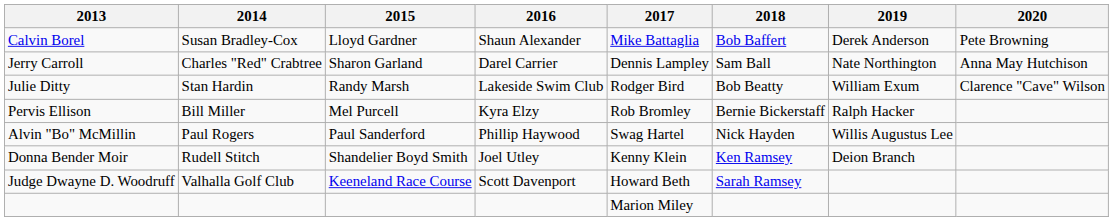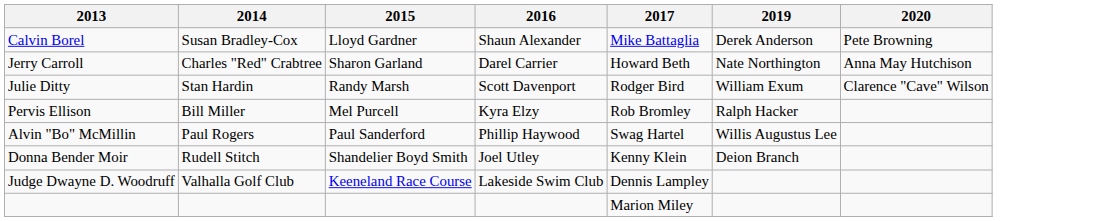- column: (770, 16)
(660, 63) Dennis Lampley -> (650, 63) Howard Beth
(541, 87) Lakeside Swim Club -> (527, 87) Scott Davenport
(527, 181) Scott Davenport -> (541, 181) Lakeside Swim Club
(650, 181) Howard Beth -> (660, 181) Dennis Lampley
